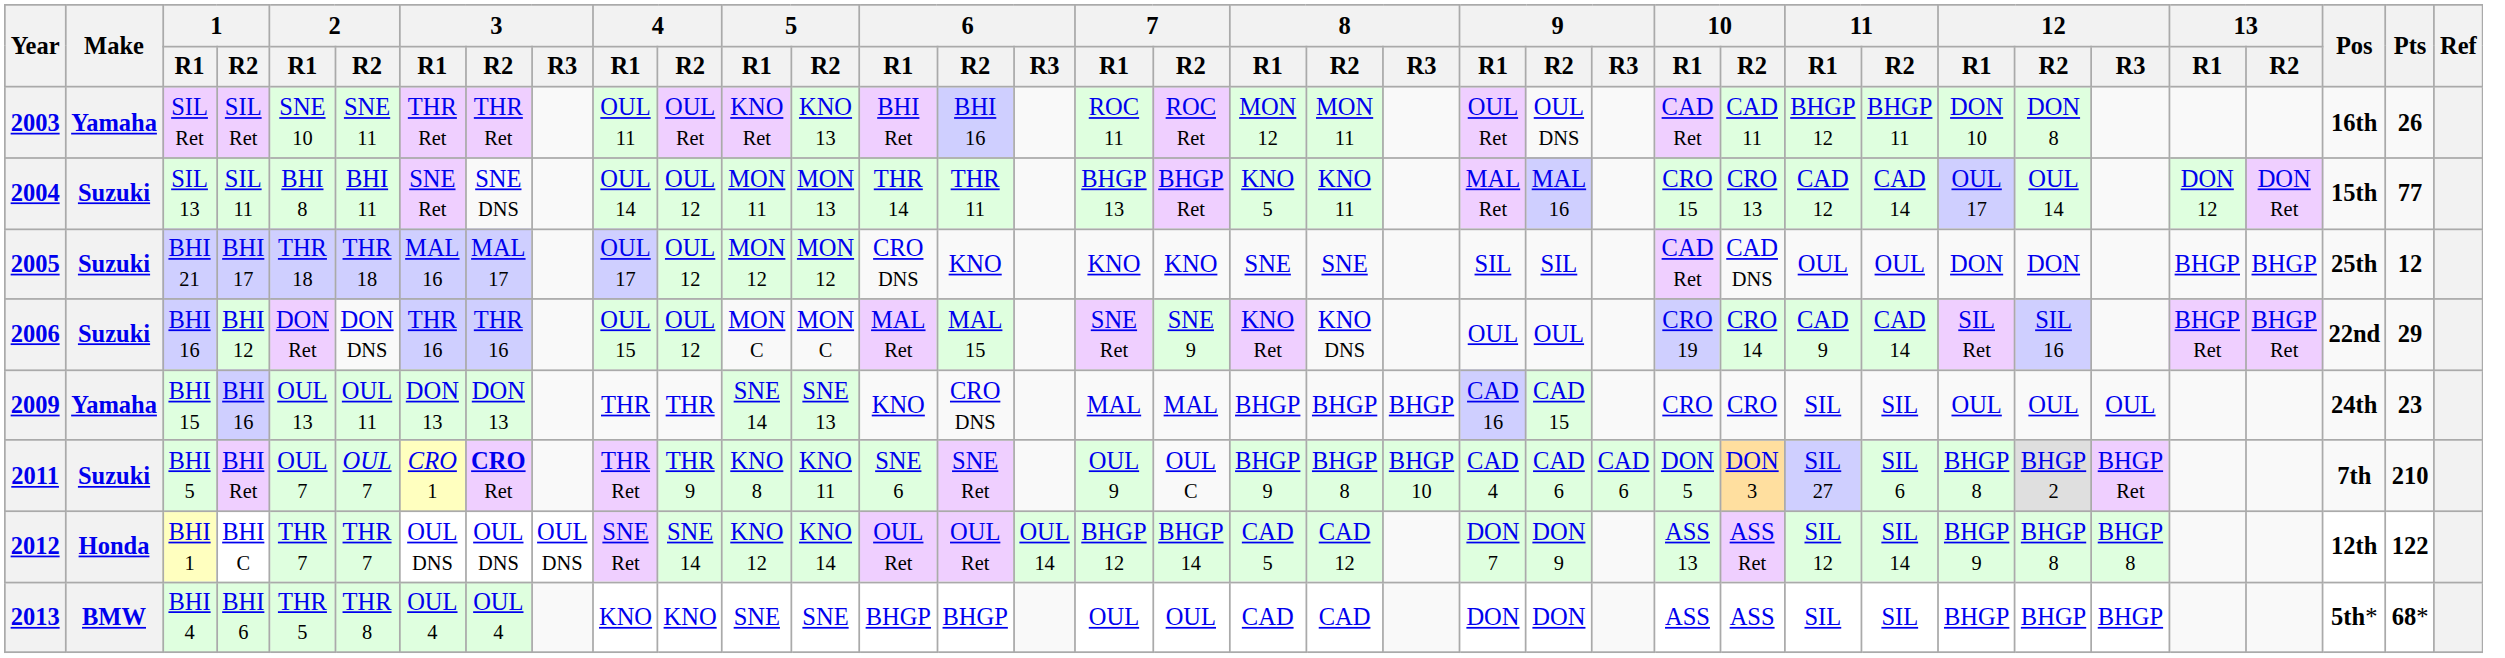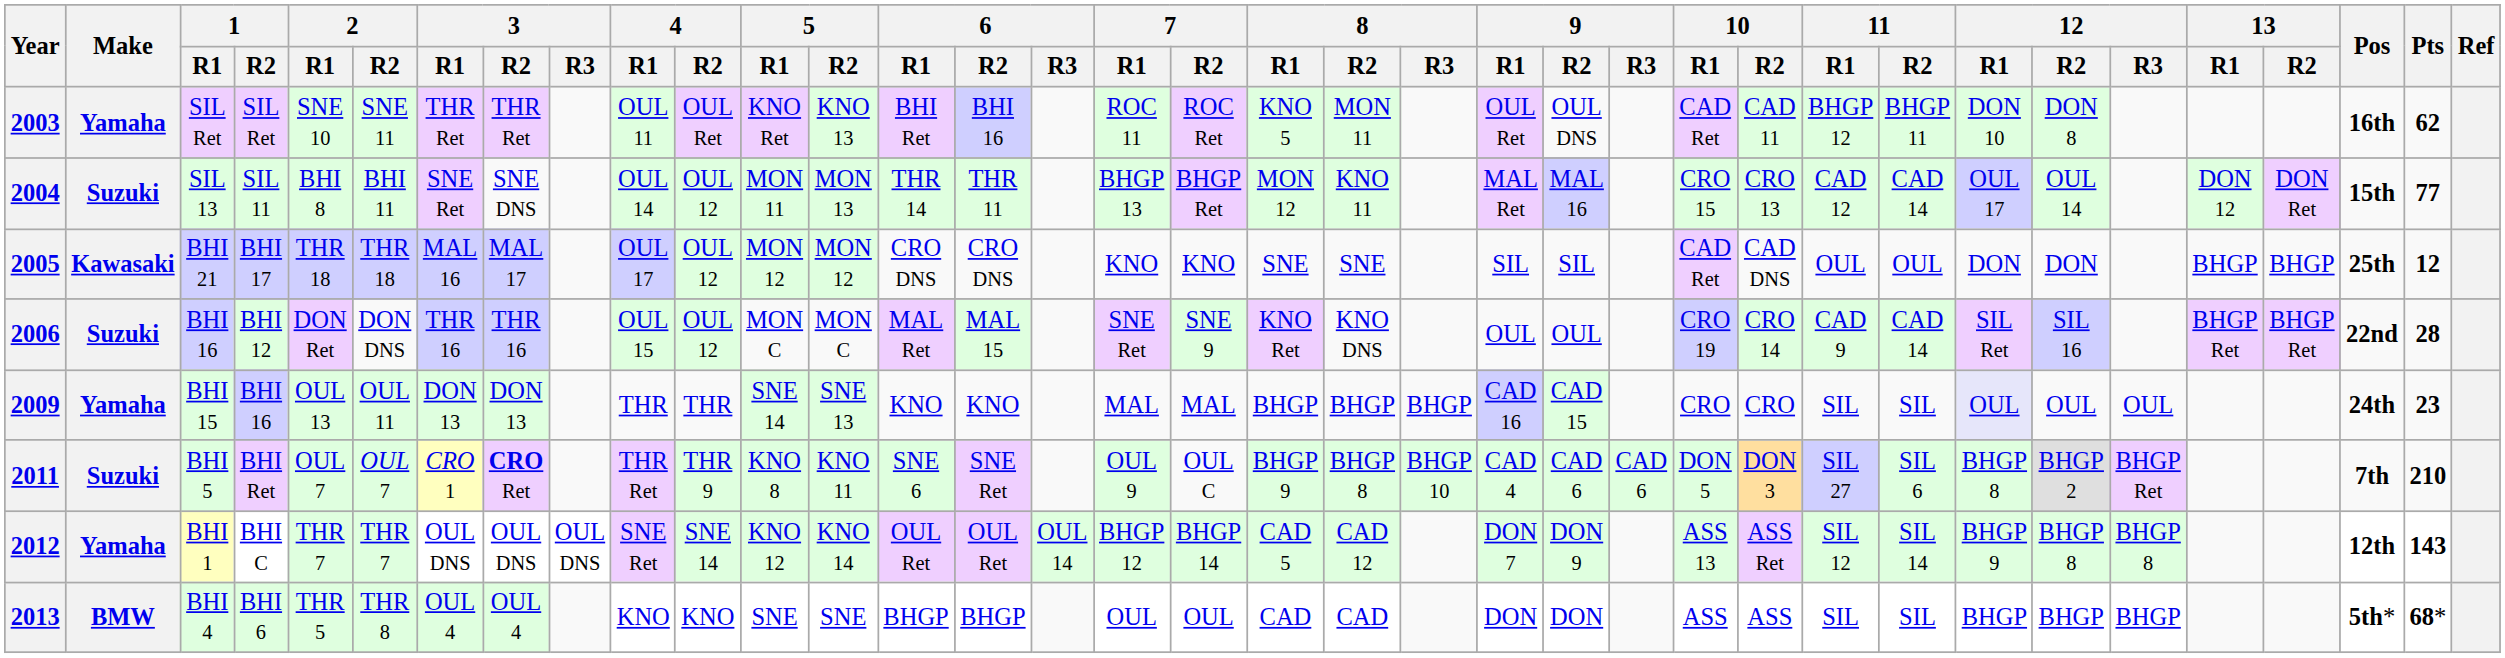(1268, 122) MON 12 -> (1285, 122) KNO 5
(2410, 122) 26 -> (2428, 122) 62
(1268, 192) KNO 5 -> (1285, 192) MON 12
(114, 263) Suzuki -> (123, 263) Kawasaki
(975, 263) KNO -> (993, 263) CRO DNS
(2410, 334) 29 -> (2428, 334) 28
(975, 404) CRO DNS -> (993, 404) KNO
(1977, 404) no background -> (1994, 404) lavender background
(114, 546) Honda -> (123, 546) Yamaha
(2410, 546) 122 -> (2428, 546) 143
